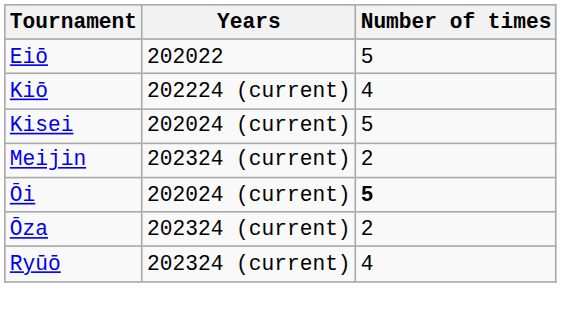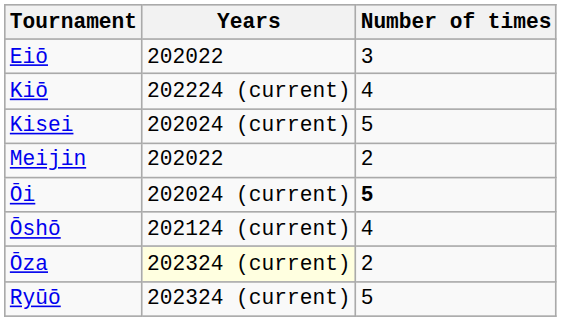(367, 57) 5 -> (367, 57) 3
(249, 160) 202324 (current) -> (185, 160) 202022
+ row: (35, 229)
(249, 229) no background -> (249, 264) lightyellow background
(367, 264) 4 -> (367, 298) 5
